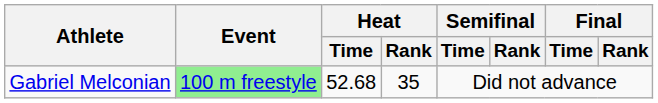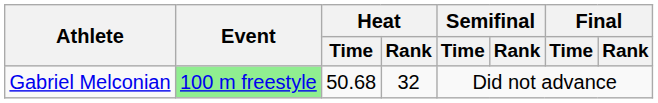(351, 82) 52.68 -> (351, 82) 50.68
(409, 82) 35 -> (409, 82) 32
